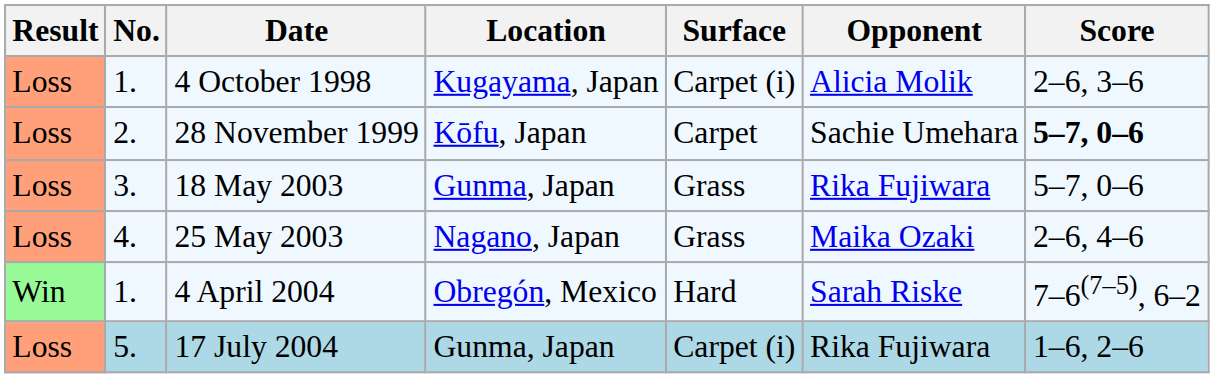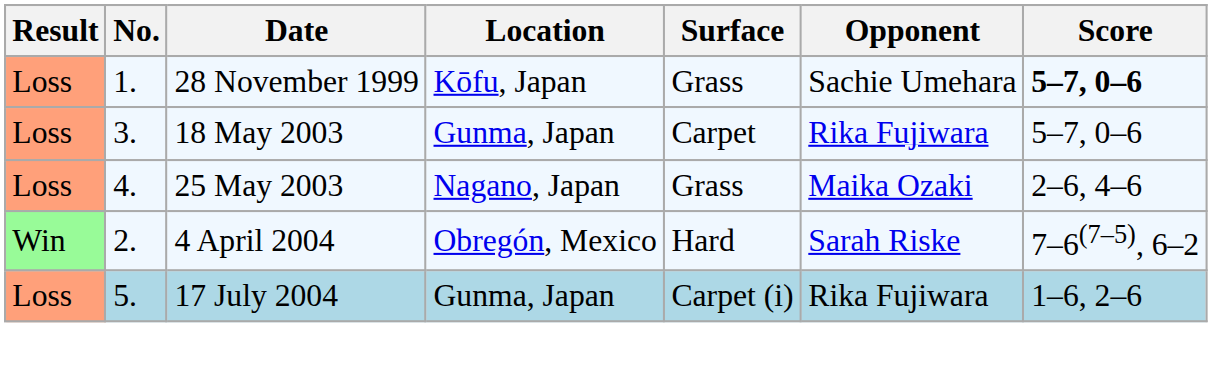- row: (273, 81)
(125, 132) 2. -> (125, 81) 1.
(715, 132) Carpet -> (708, 81) Grass
(709, 183) Grass -> (714, 132) Carpet
(125, 290) 1. -> (125, 239) 2.
